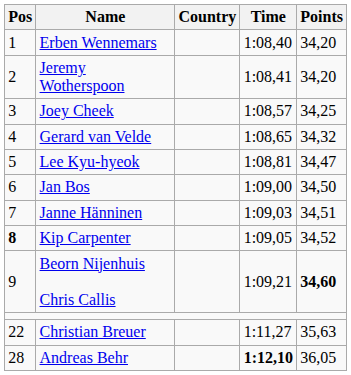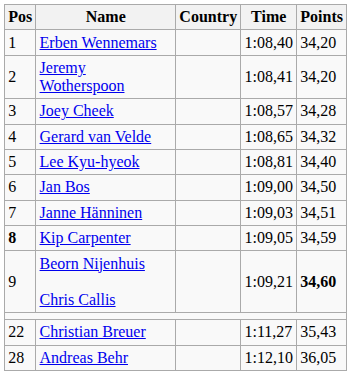(318, 111) 34,25 -> (318, 111) 34,28
(318, 162) 34,47 -> (318, 162) 34,40
(318, 238) 34,52 -> (318, 238) 34,59
(318, 332) 35,63 -> (318, 332) 35,43
(268, 357) bold -> (269, 357) normal
